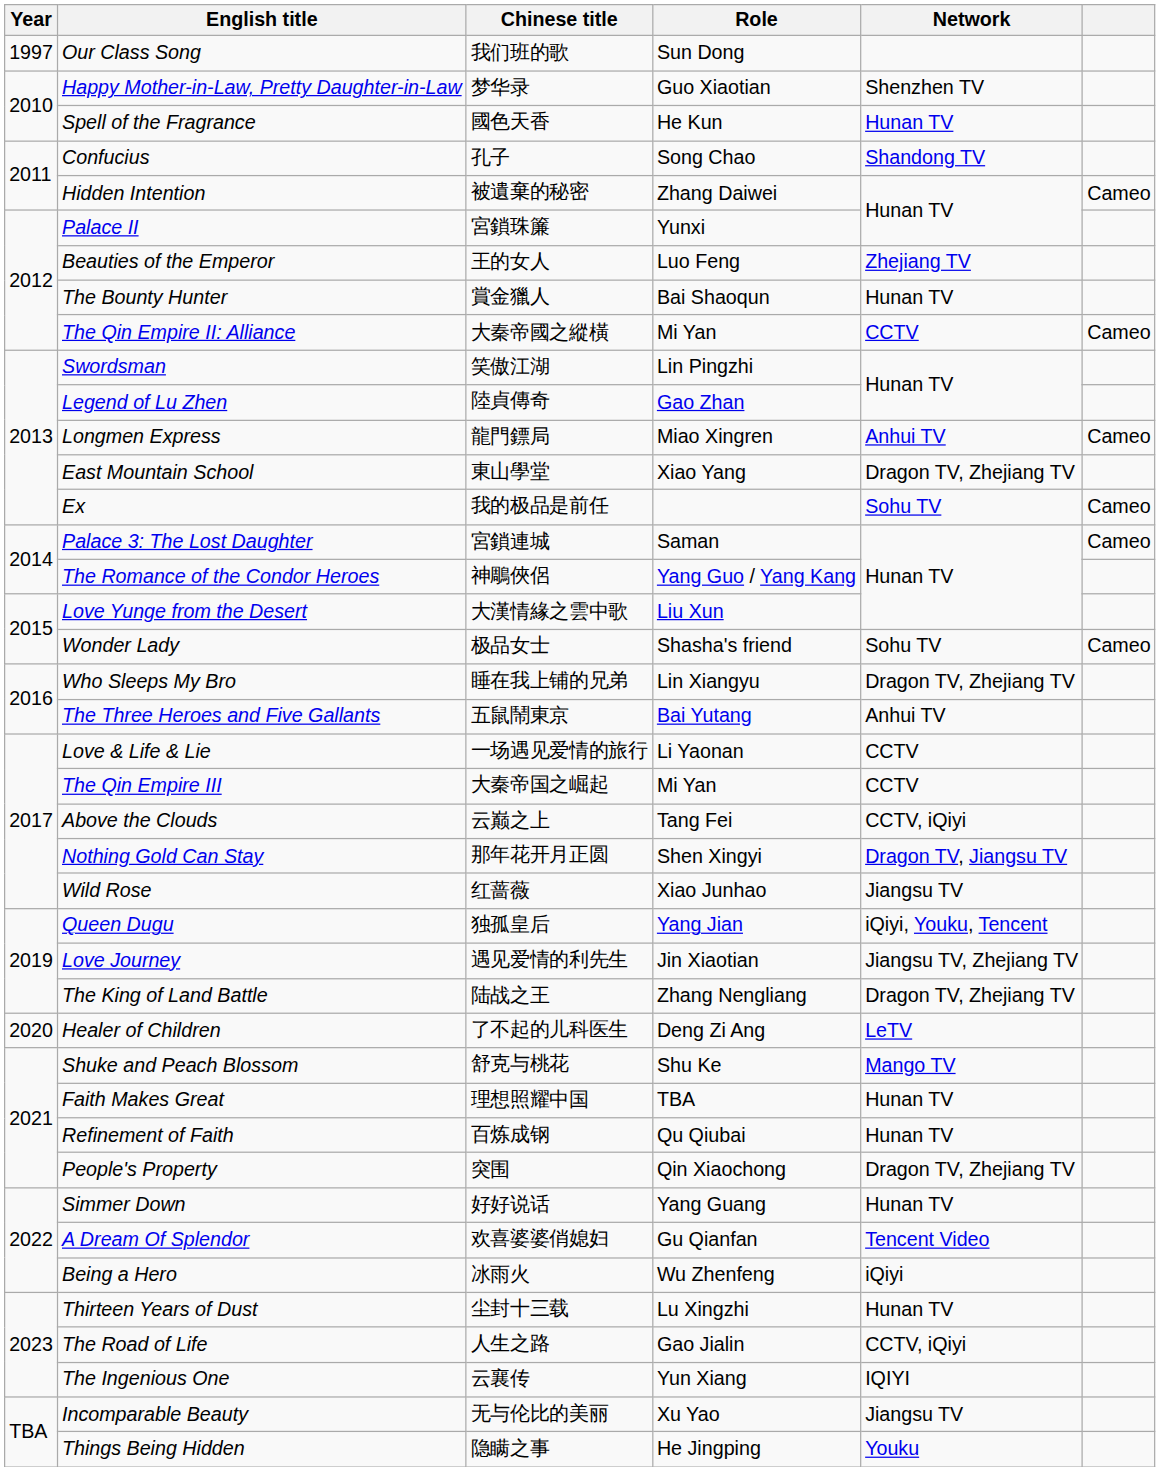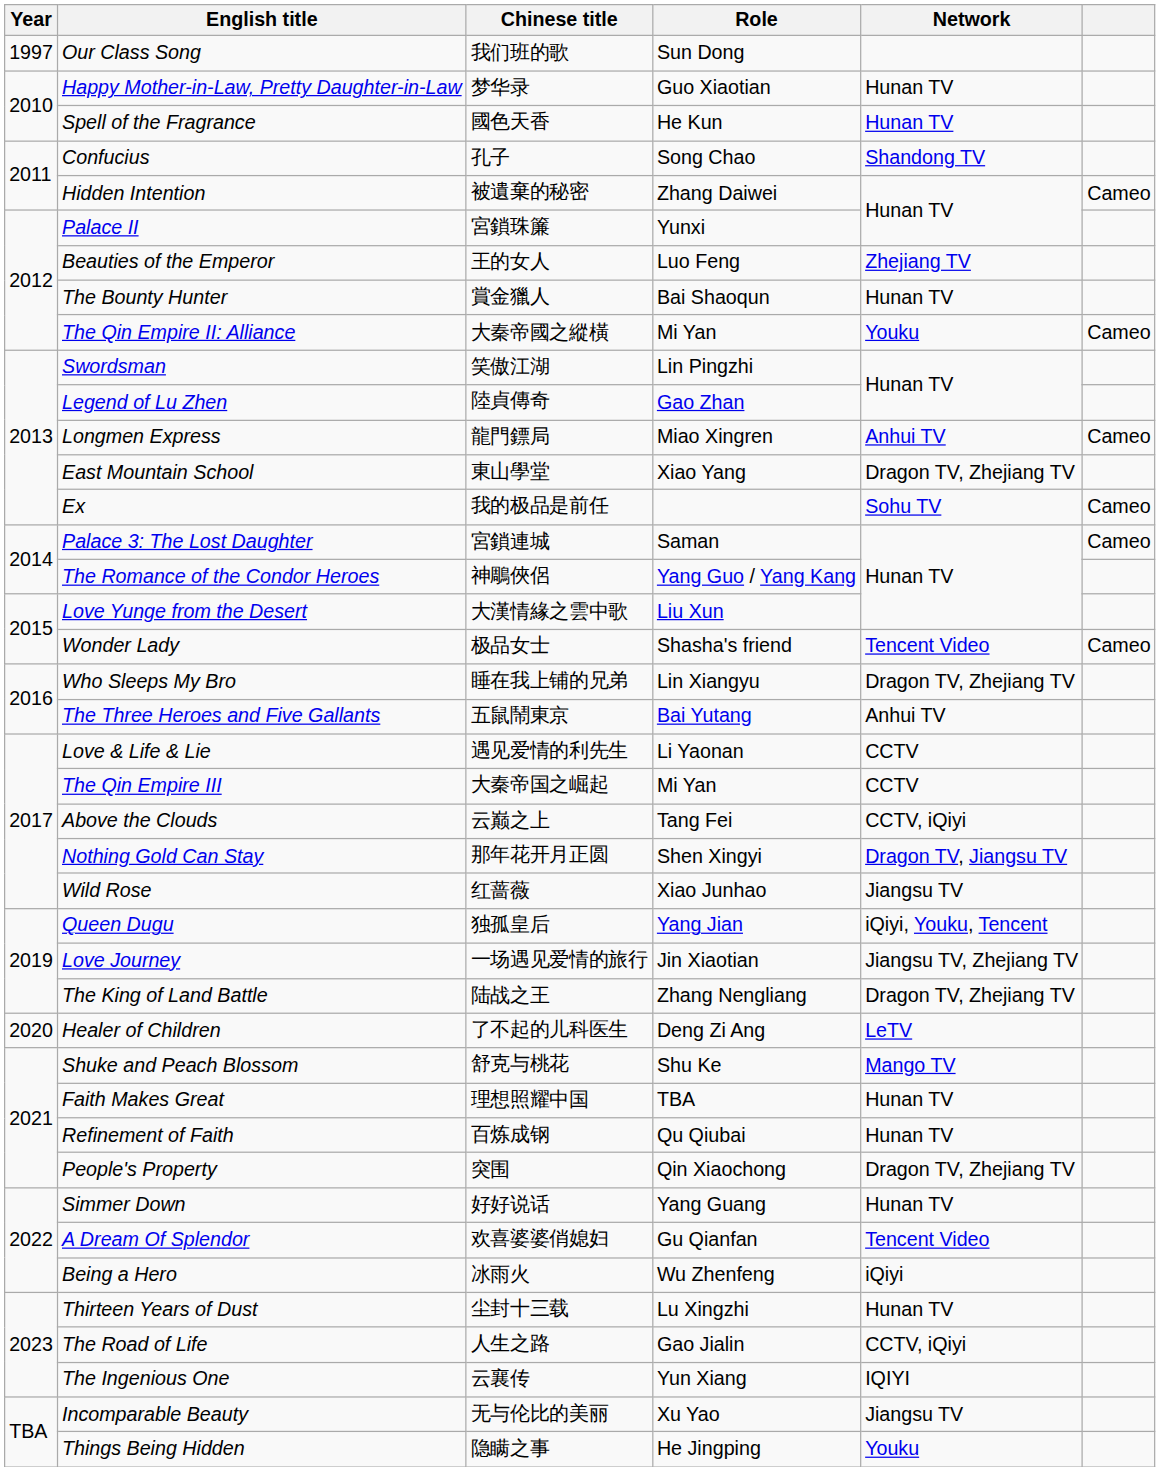(925, 88) Shenzhen TV -> (909, 88) Hunan TV
(892, 332) CCTV -> (892, 332) Youku
(903, 646) Sohu TV -> (927, 646) Tencent Video
(559, 750) 一场遇见爱情的旅行 -> (549, 750) 遇见爱情的利先生
(549, 959) 遇见爱情的利先生 -> (559, 959) 一场遇见爱情的旅行
